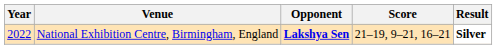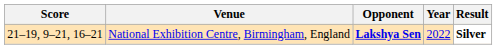columns swapped: (19, 14) <-> (403, 14)
